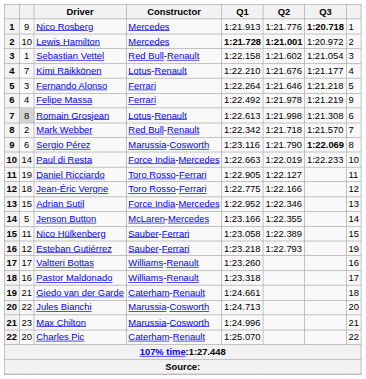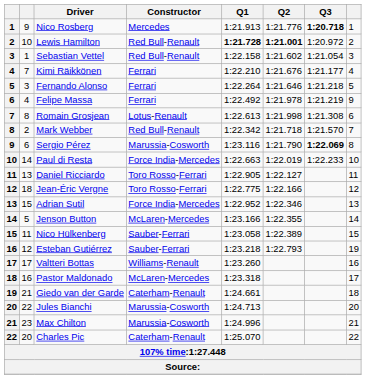(149, 41) Mercedes -> (164, 41) Red Bull-Renault
(158, 71) Lotus-Renault -> (142, 71) Ferrari
(27, 115) lightgrey background -> (27, 115) no background
(27, 174) 19 -> (27, 174) 13
(164, 278) Williams-Renault -> (169, 278) McLaren-Mercedes
